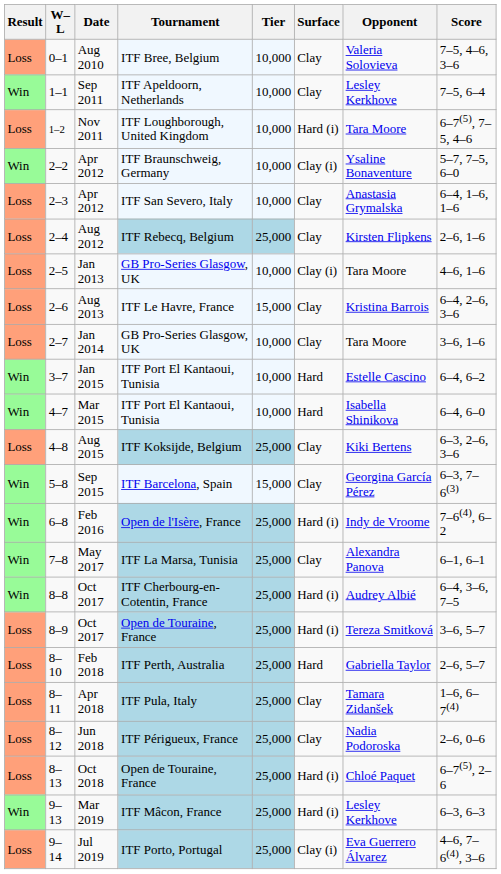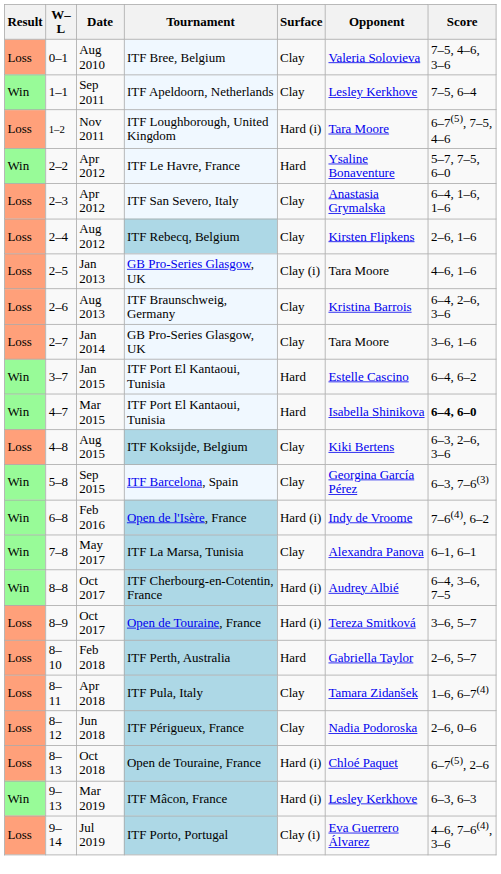- column: (273, 22)
(171, 166) ITF Braunschweig, Germany -> (183, 166) ITF Le Havre, France
(317, 166) Clay (i) -> (293, 166) Hard
(178, 306) ITF Le Havre, France -> (177, 306) ITF Braunschweig, Germany
(462, 412) normal -> (454, 412) bold
